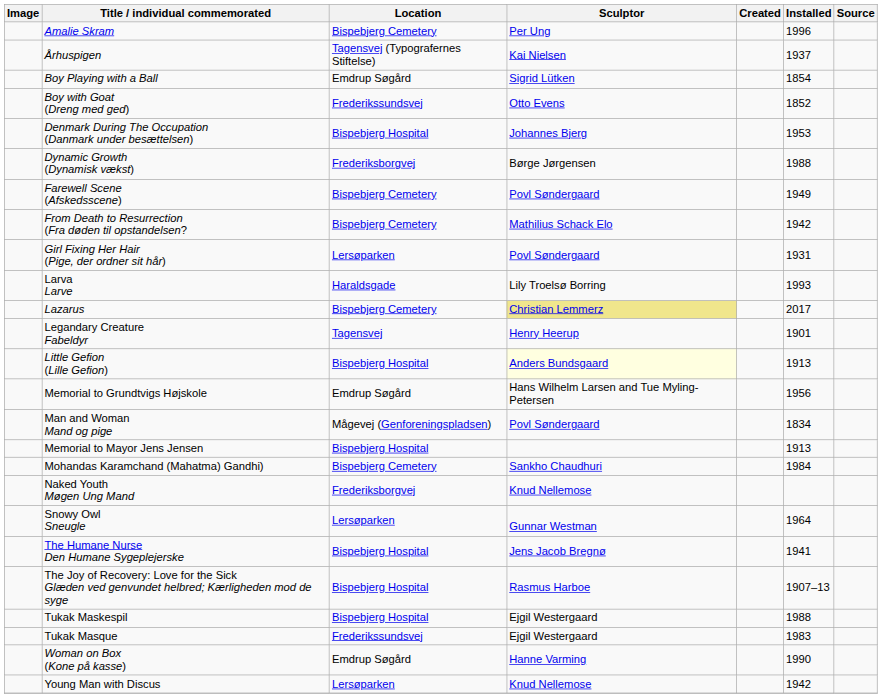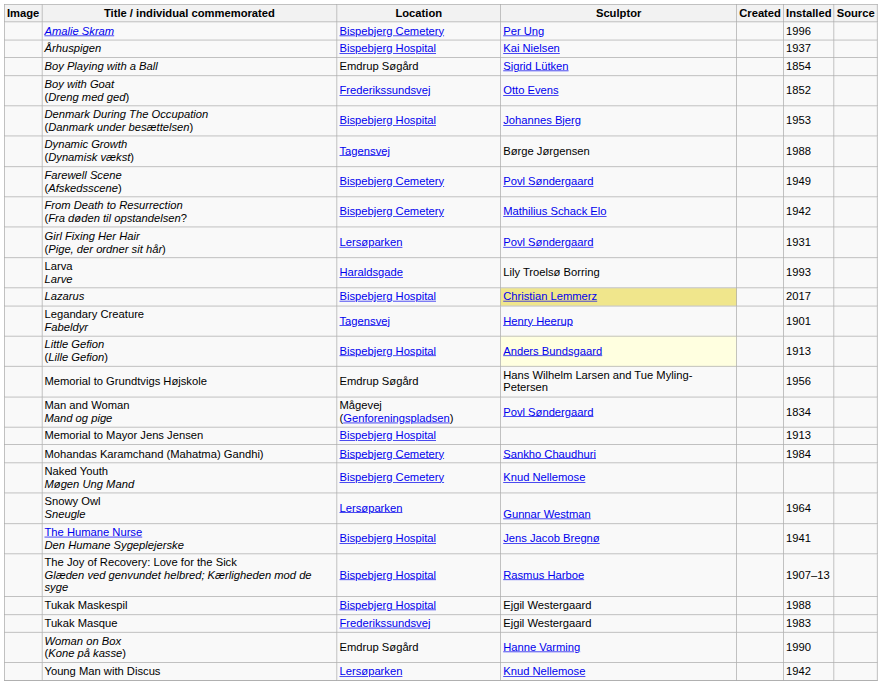(396, 55) Tagensvej (Typografernes Stiftelse) -> (388, 48) Bispebjerg Hospital
(374, 164) Frederiksborgvej -> (365, 151) Tagensvej
(384, 309) Bispebjerg Cemetery -> (388, 296) Bispebjerg Hospital
(374, 490) Frederiksborgvej -> (392, 478) Bispebjerg Cemetery
